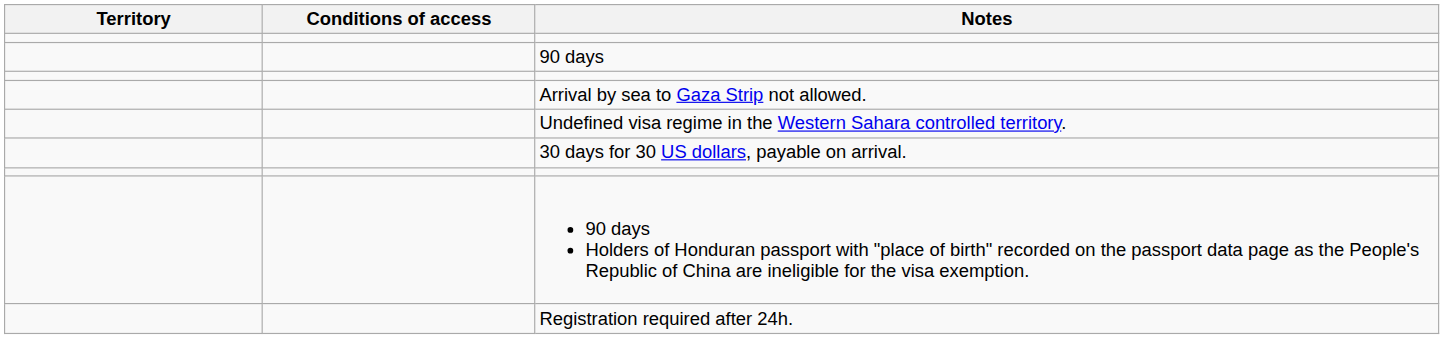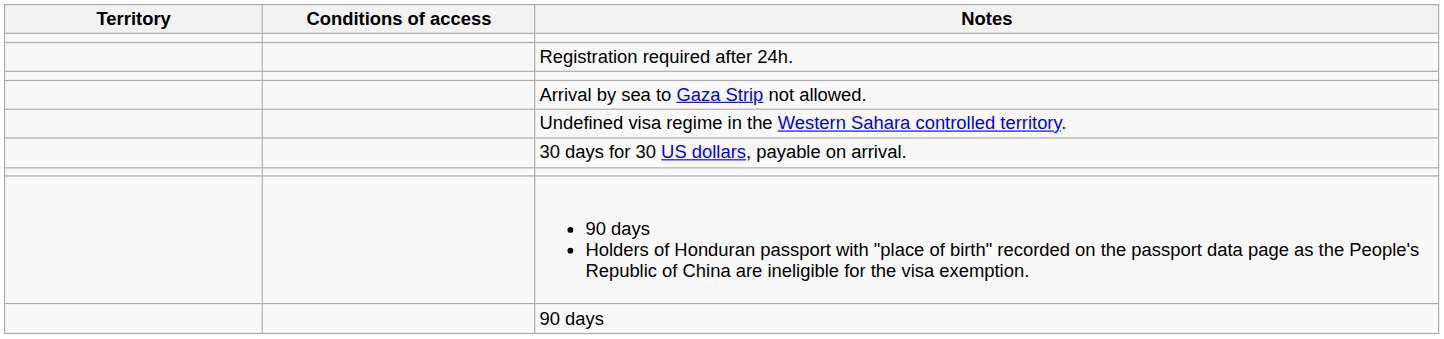rows swapped: (134, 57) <-> (134, 319)
